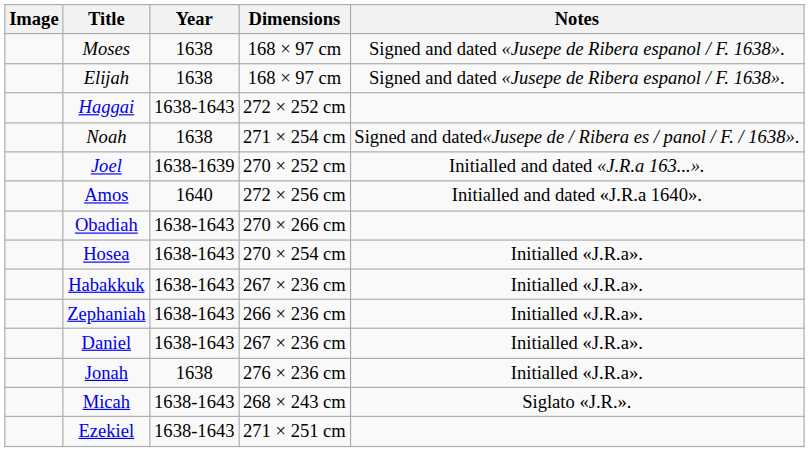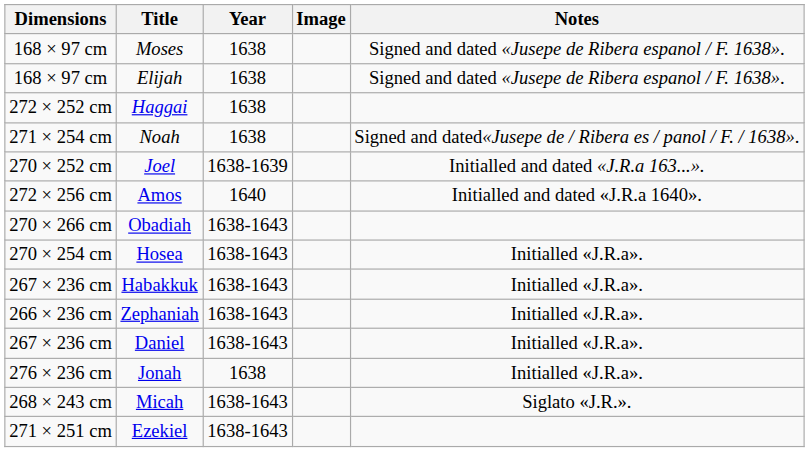columns swapped: (34, 19) <-> (294, 19)
(194, 107) 1638-1643 -> (248, 107) 1638
